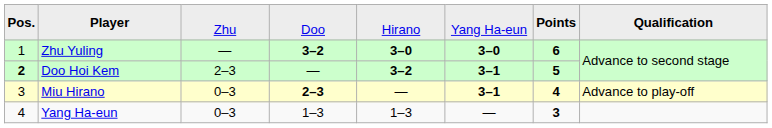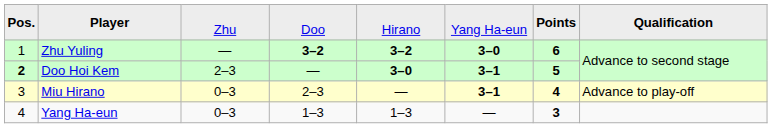(401, 50) 3–0 -> (401, 50) 3–2
(401, 71) 3–2 -> (401, 71) 3–0
(313, 92) bold -> (313, 92) normal
